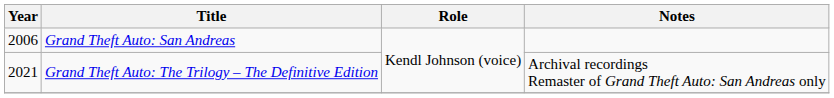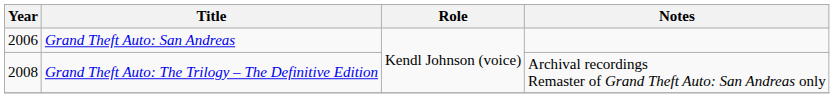(23, 72) 2021 -> (23, 72) 2008
